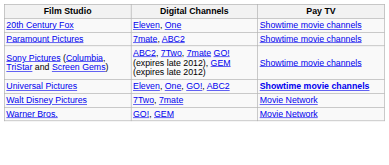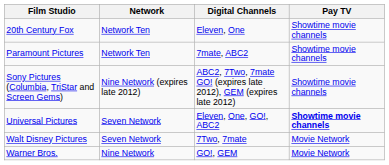+ column: (147, 12)
